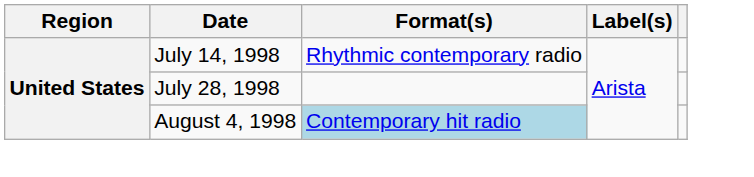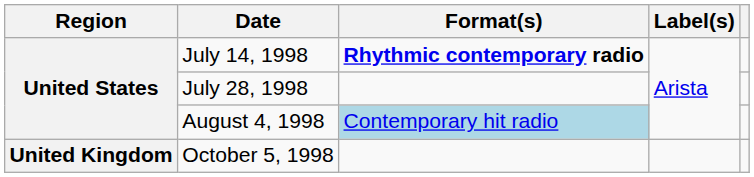(444, 54) normal -> (494, 54) bold
+ row: (258, 155)
